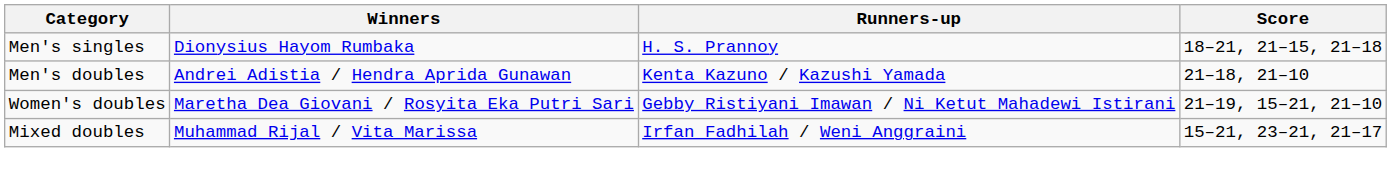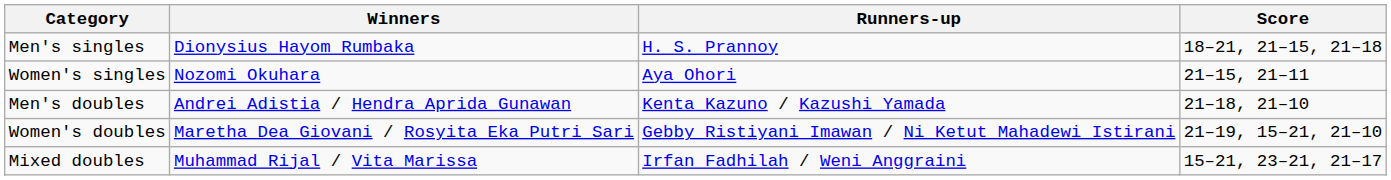+ row: (87, 76)
